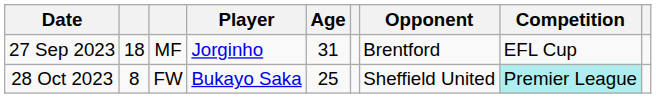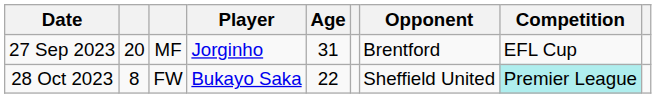(134, 49) 18 -> (134, 49) 20
(328, 79) 25 -> (328, 79) 22
